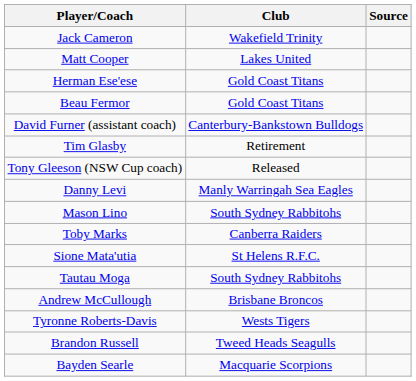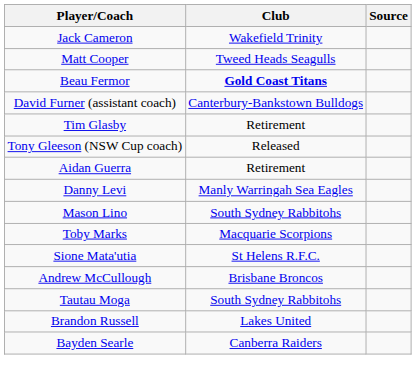(276, 59) Lakes United -> (276, 59) Tweed Heads Seagulls
- row: (95, 81)
(276, 103) normal -> (276, 81) bold
+ row: (95, 168)
(276, 234) Canberra Raiders -> (276, 234) Macquarie Scorpions
rows swapped: (95, 299) <-> (95, 278)
- row: (95, 321)
(276, 343) Tweed Heads Seagulls -> (276, 321) Lakes United
(276, 365) Macquarie Scorpions -> (276, 343) Canberra Raiders
